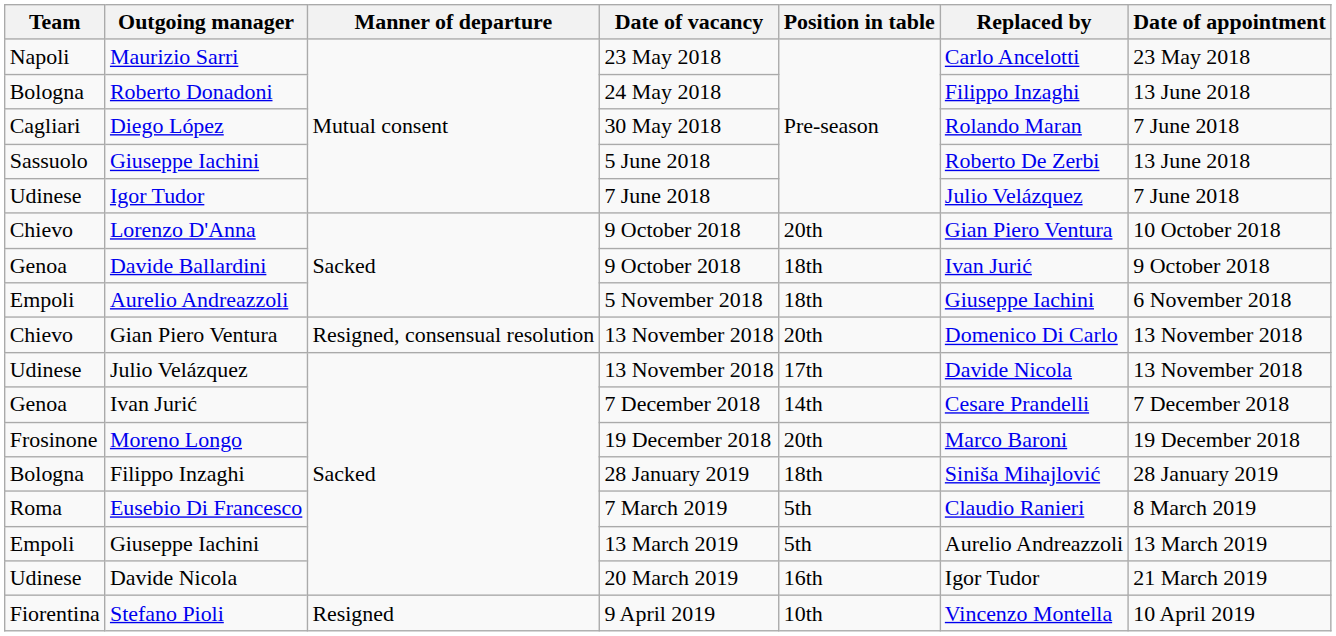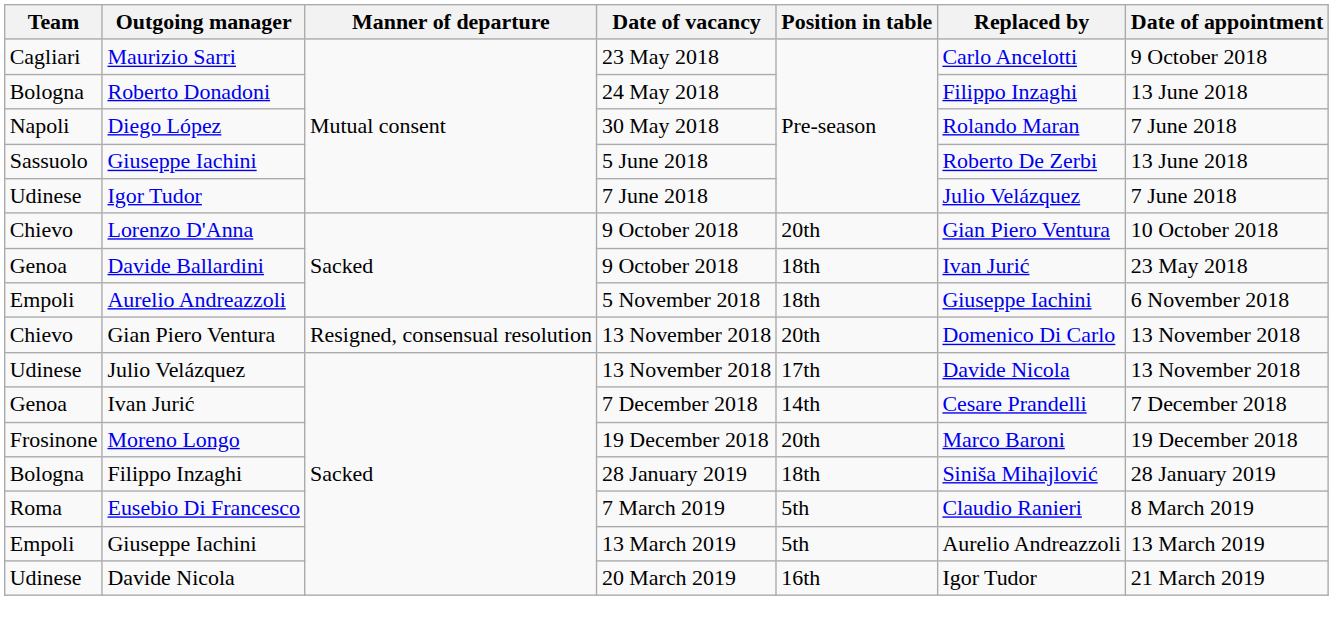(40, 56) Napoli -> (45, 56) Cagliari
(1192, 56) 23 May 2018 -> (1199, 56) 9 October 2018
(45, 126) Cagliari -> (40, 126) Napoli
(1201, 265) 9 October 2018 -> (1189, 265) 23 May 2018
- row: (167, 612)
